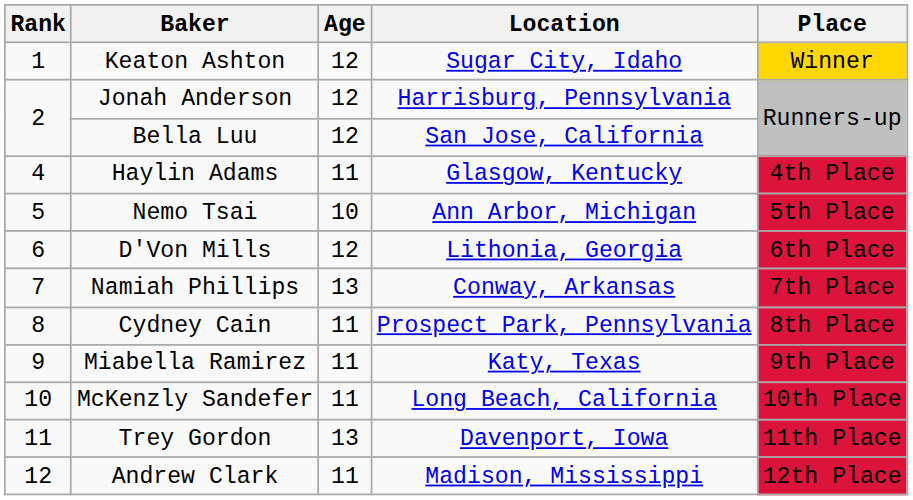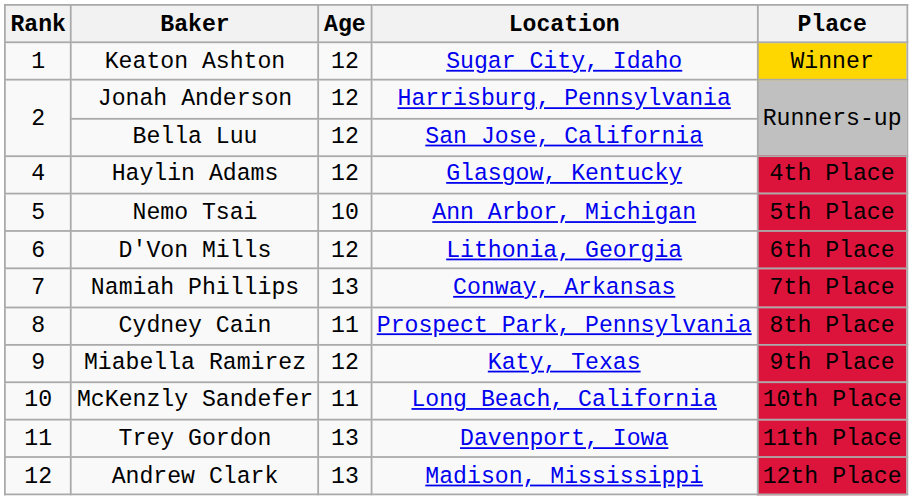(345, 175) 11 -> (345, 175) 12
(345, 363) 11 -> (345, 363) 12
(345, 476) 11 -> (345, 476) 13
